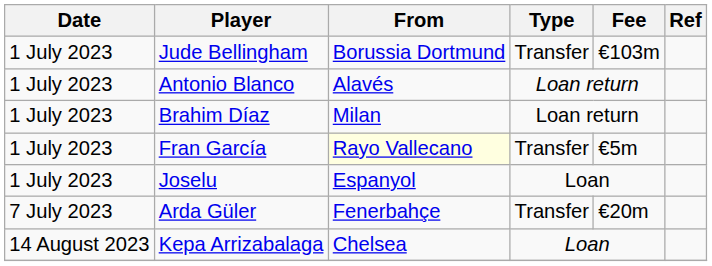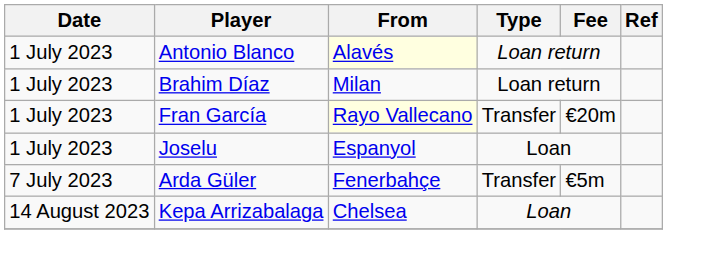- row: (233, 52)
(363, 84) no background -> (363, 52) lightyellow background
(618, 148) €5m -> (591, 116) €20m
(623, 212) €20m -> (585, 180) €5m
